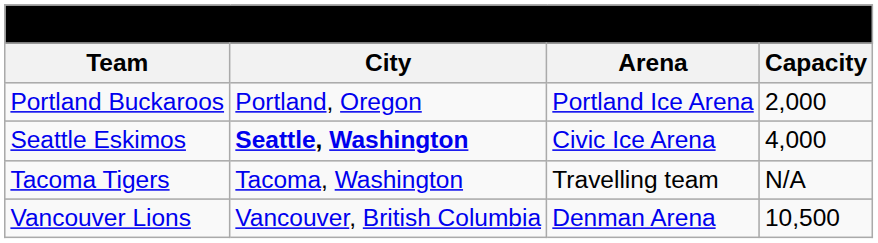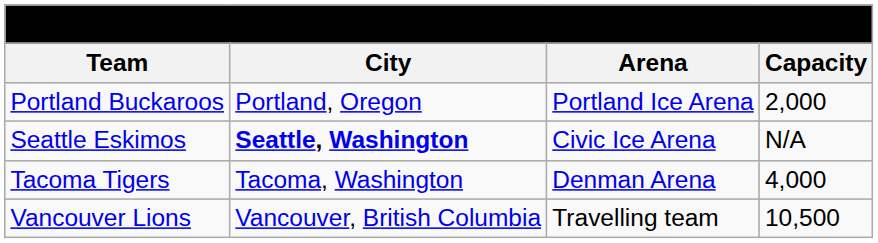(796, 140) 4,000 -> (785, 140) N/A
(636, 179) Travelling team -> (634, 179) Denman Arena
(785, 179) N/A -> (796, 179) 4,000
(634, 218) Denman Arena -> (636, 218) Travelling team
